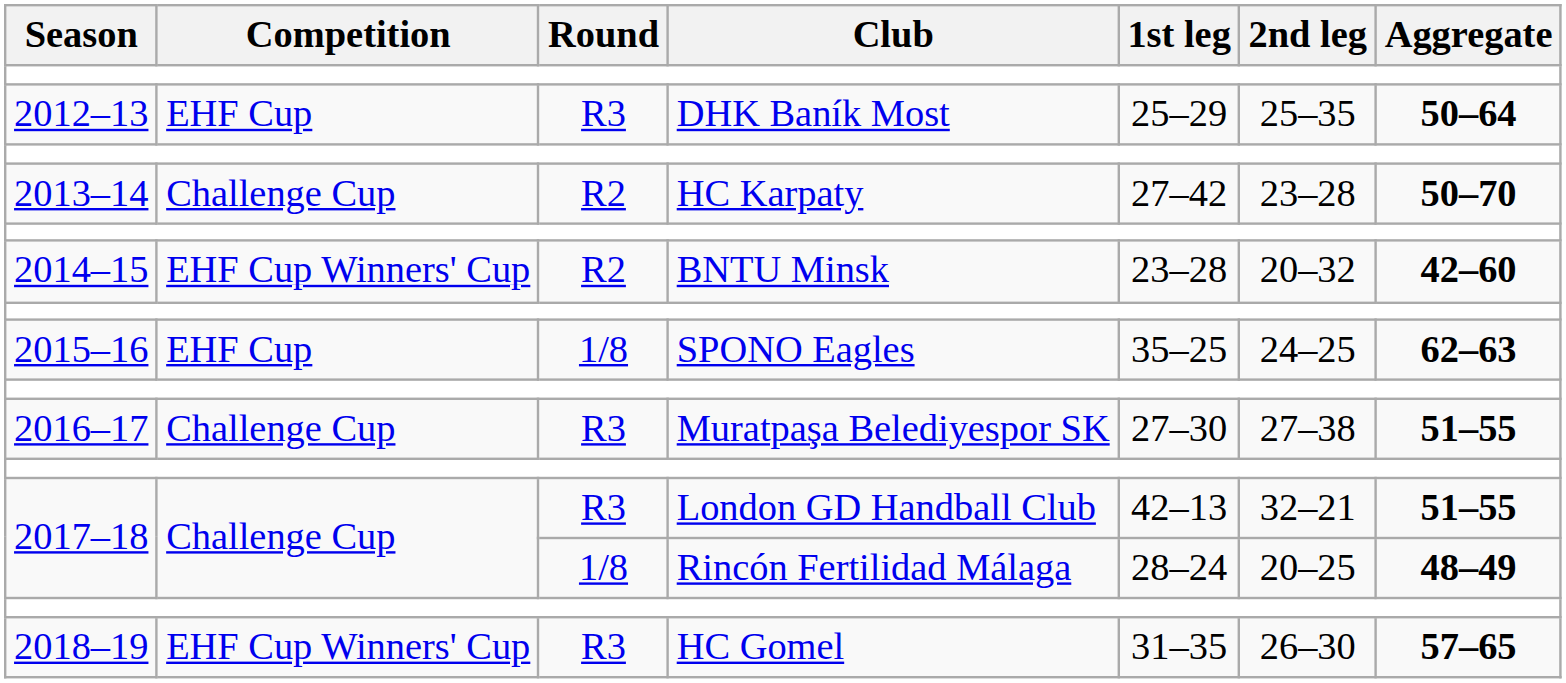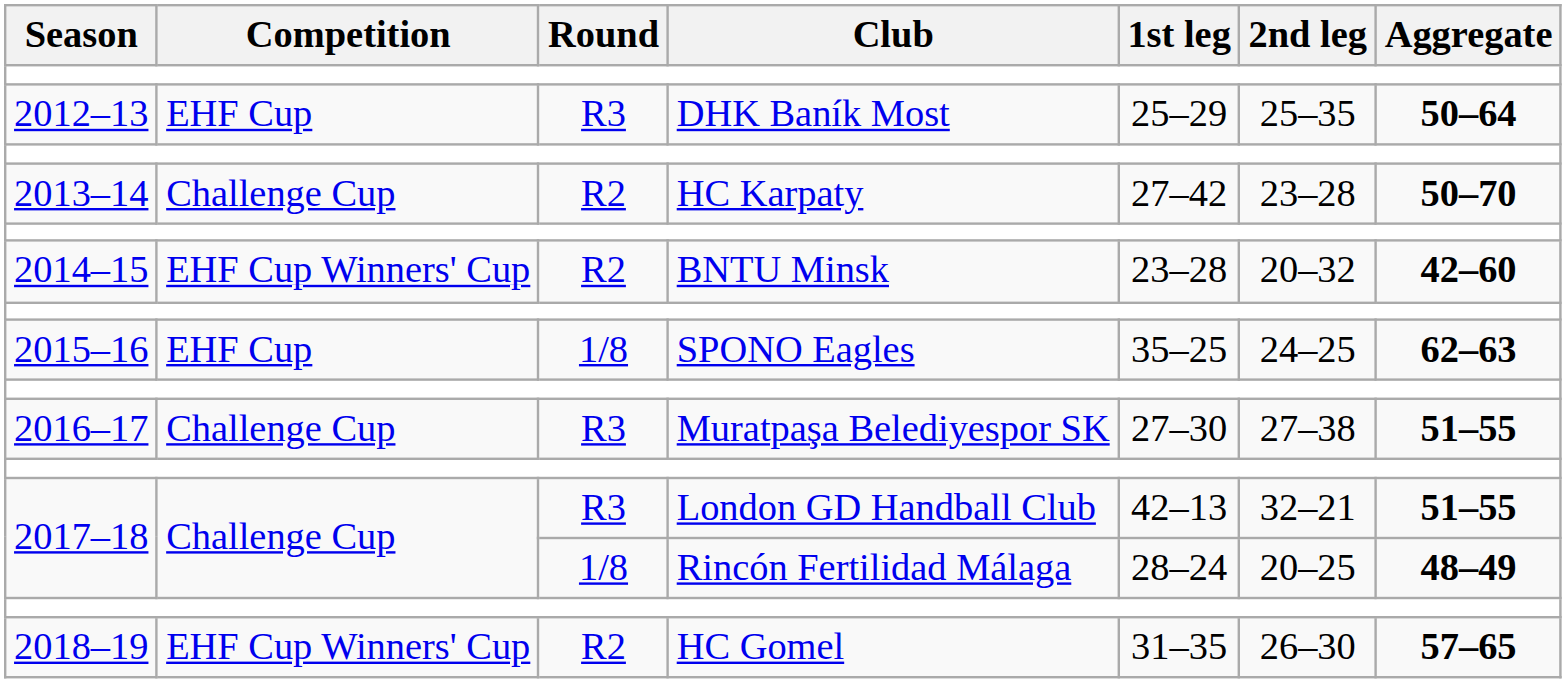(603, 646) R3 -> (603, 646) R2
